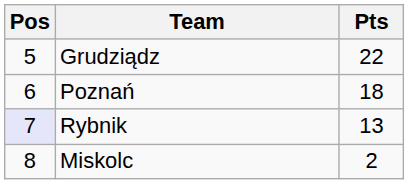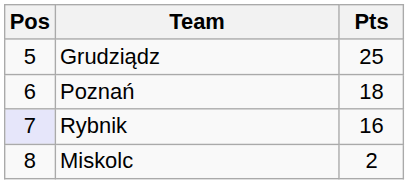(372, 56) 22 -> (372, 56) 25
(372, 126) 13 -> (372, 126) 16
